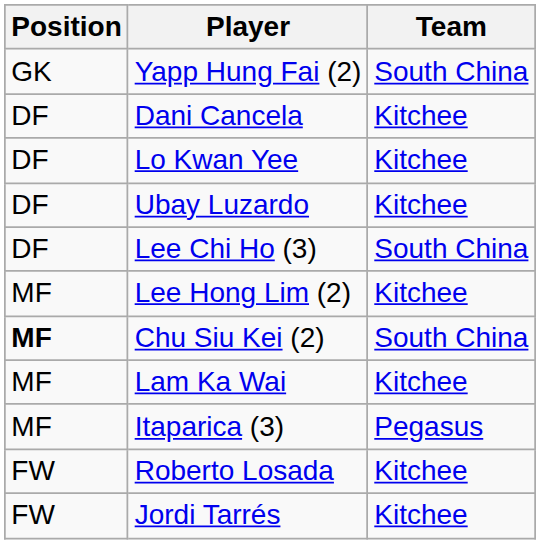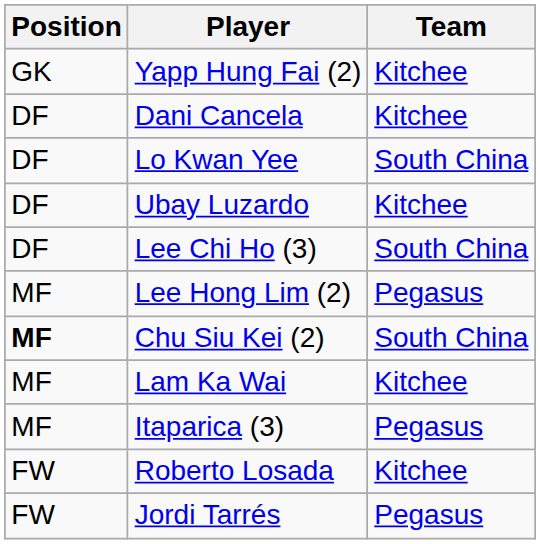(451, 71) South China -> (421, 71) Kitchee
(421, 159) Kitchee -> (451, 159) South China
(421, 293) Kitchee -> (429, 293) Pegasus
(421, 515) Kitchee -> (429, 515) Pegasus
